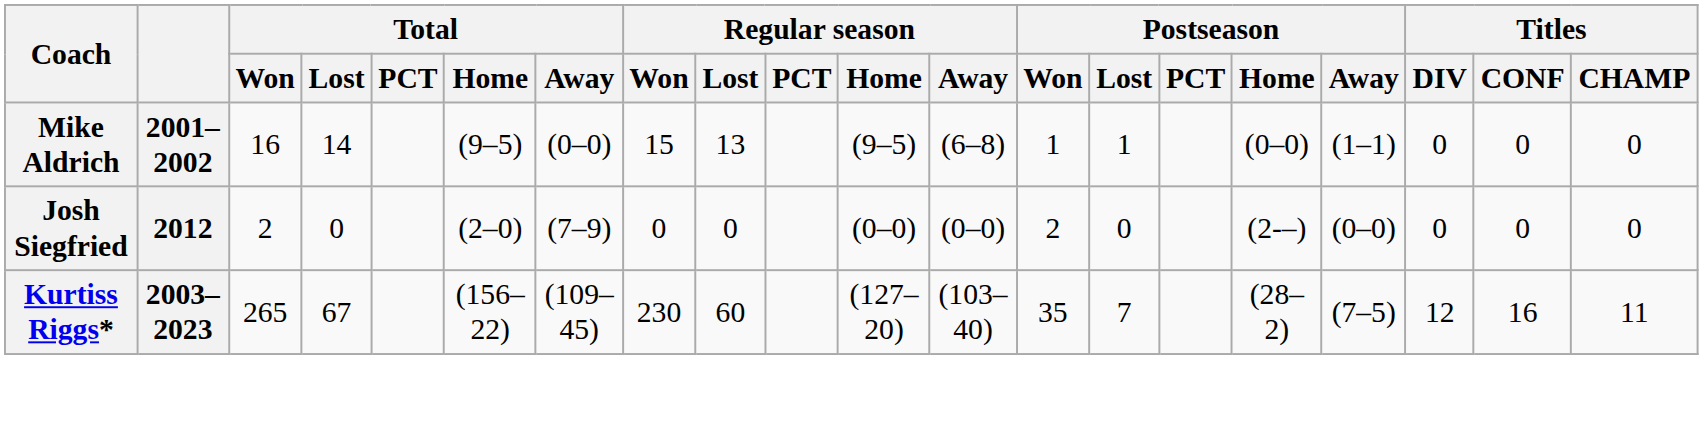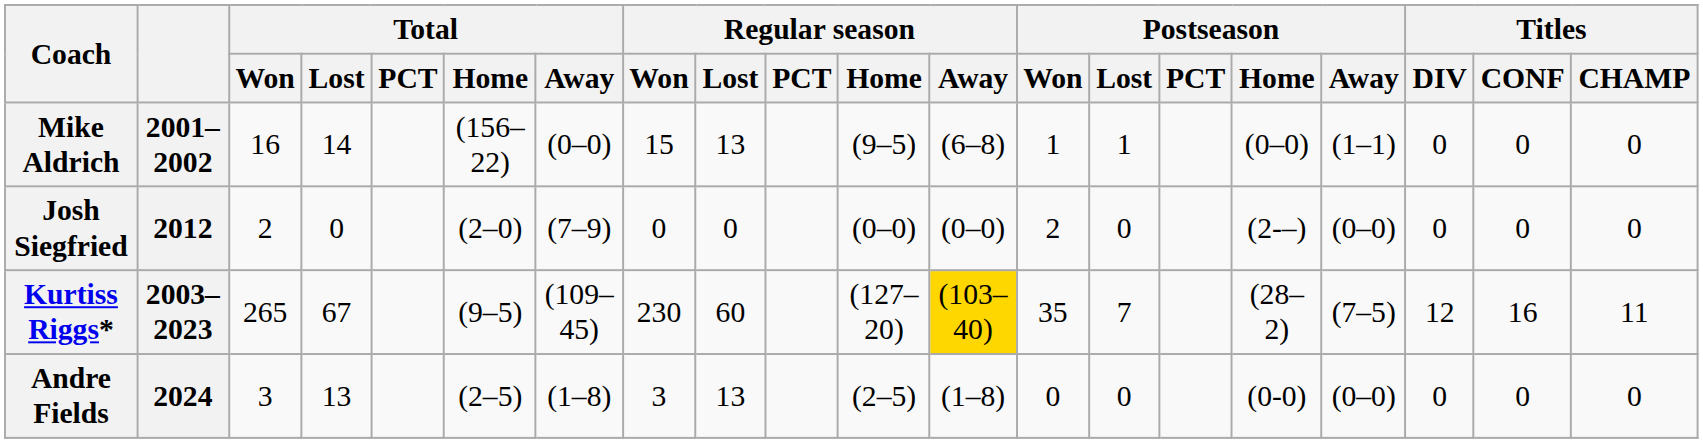(490, 144) (9–5) -> (490, 144) (156–22)
(490, 312) (156–22) -> (490, 312) (9–5)
(973, 312) no background -> (973, 312) gold background
+ row: (71, 396)
